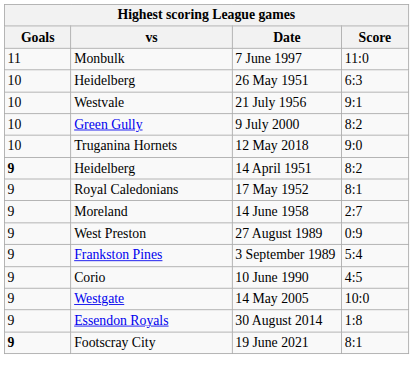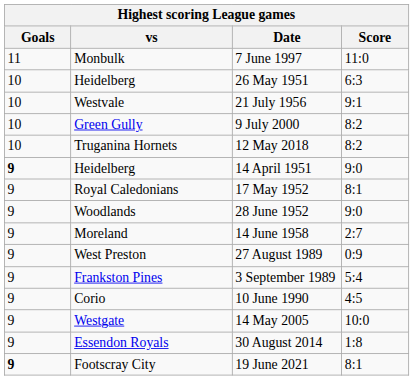(354, 146) 9:0 -> (354, 146) 8:2
(354, 168) 8:2 -> (354, 168) 9:0
+ row: (272, 211)
